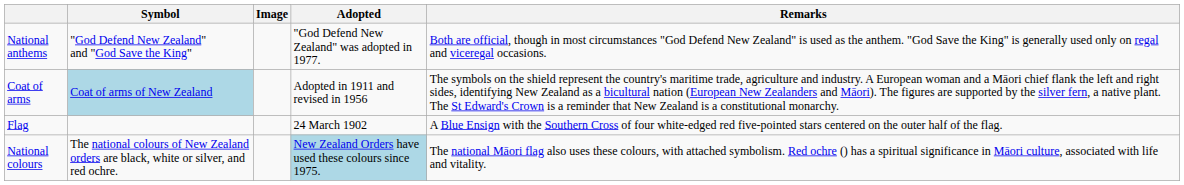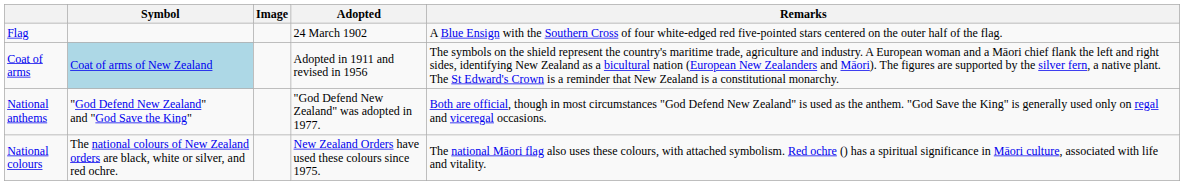rows swapped: (18, 125) <-> (28, 46)
(356, 157) lightblue background -> (356, 157) no background
